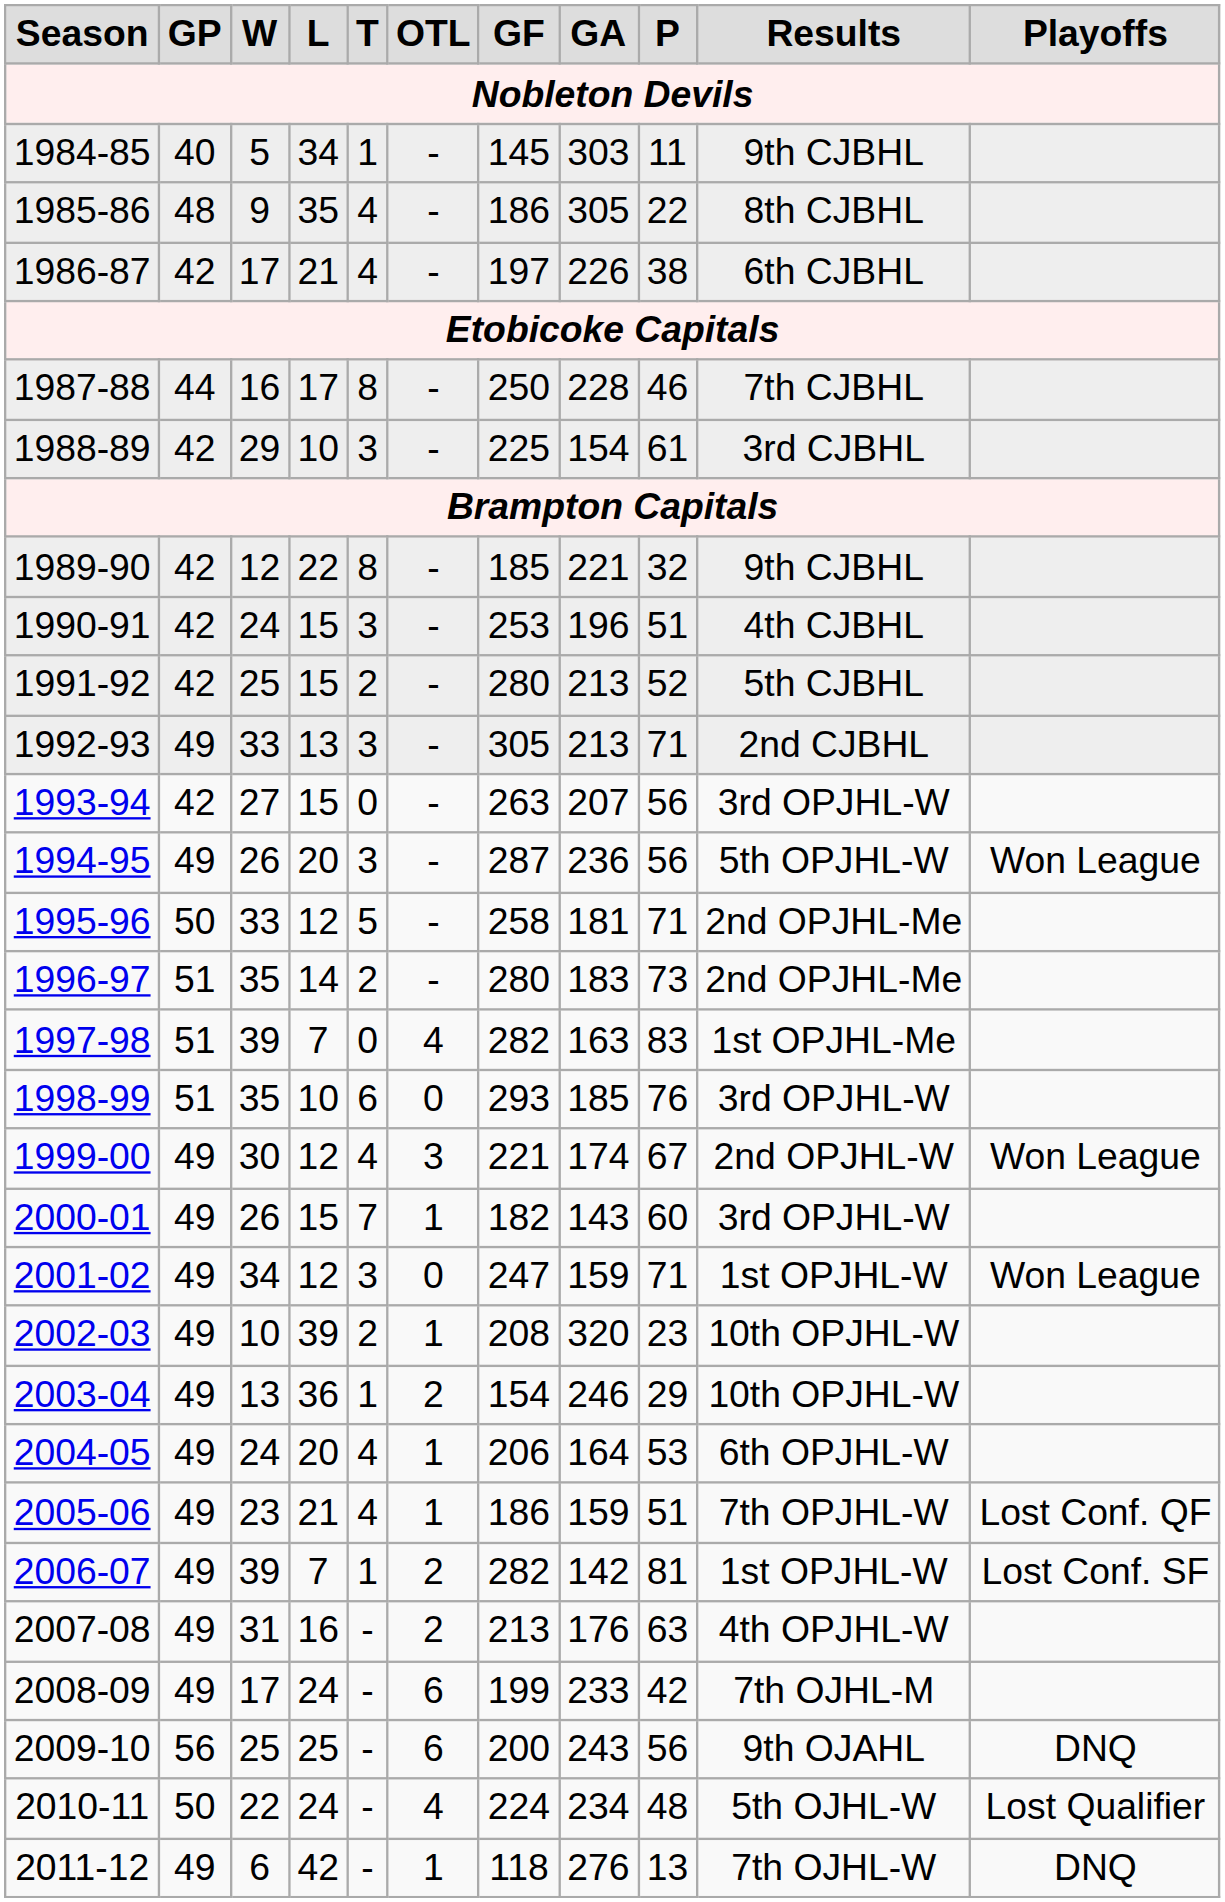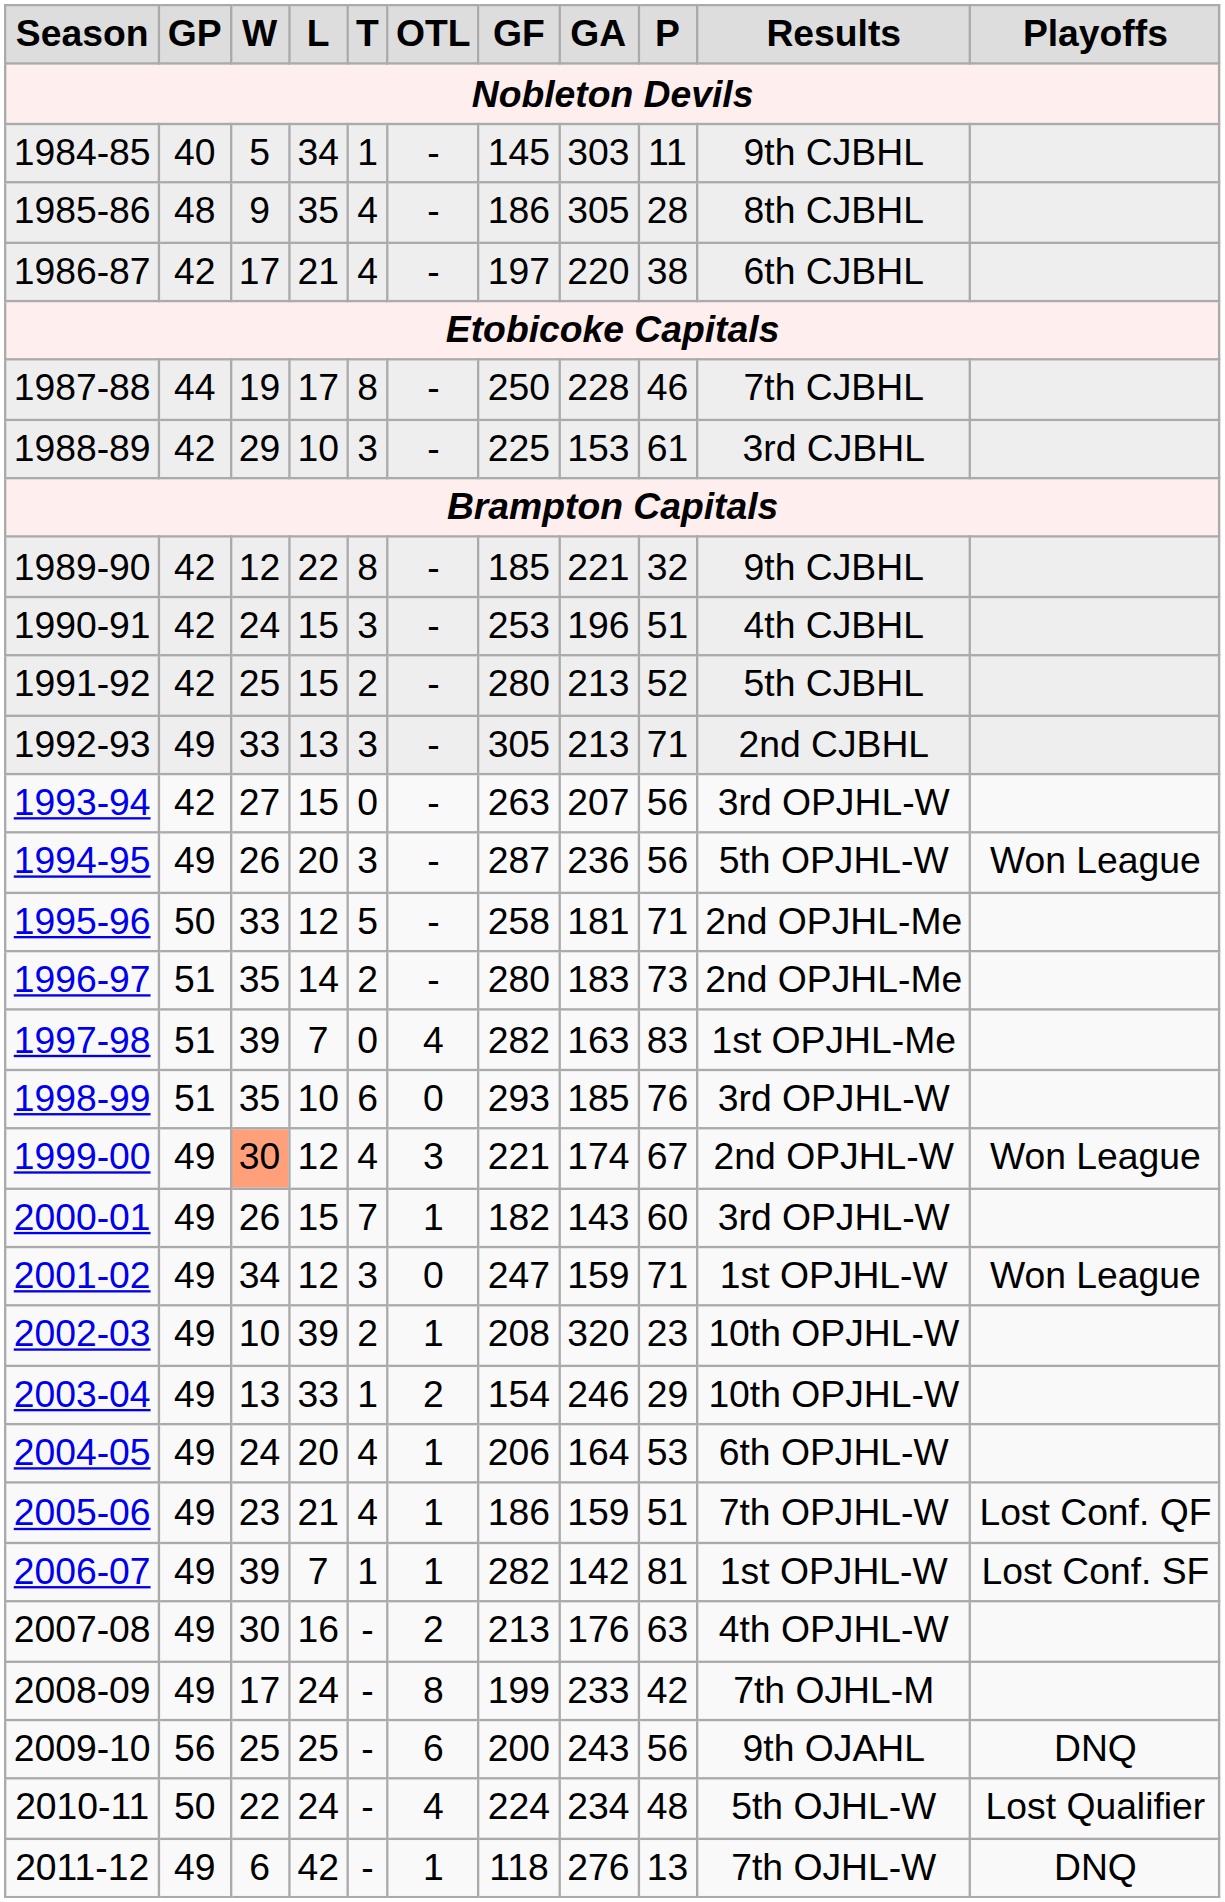(667, 211) 22 -> (667, 211) 28
(598, 270) 226 -> (598, 270) 220
(260, 388) 16 -> (260, 388) 19
(598, 447) 154 -> (598, 447) 153
(260, 1157) no background -> (260, 1157) lightsalmon background
(318, 1393) 36 -> (318, 1393) 33
(433, 1571) 2 -> (433, 1571) 1
(260, 1630) 31 -> (260, 1630) 30
(433, 1689) 6 -> (433, 1689) 8
